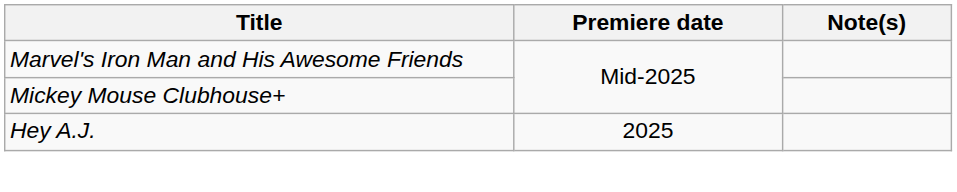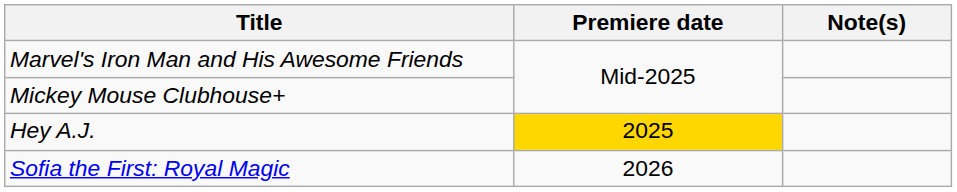(648, 131) no background -> (648, 131) gold background
+ row: (150, 167)
